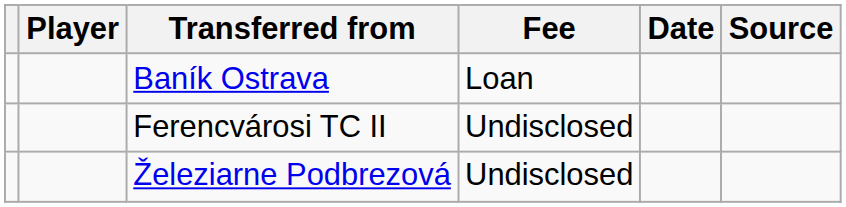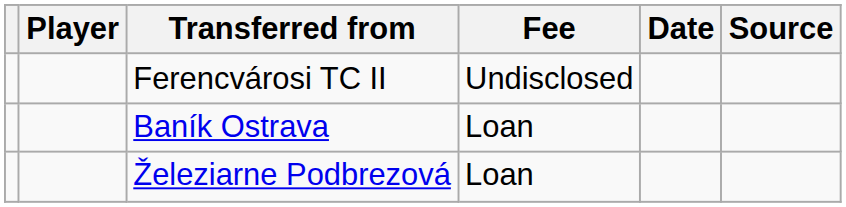rows swapped: (260, 126) <-> (231, 77)
(549, 175) Undisclosed -> (499, 175) Loan
